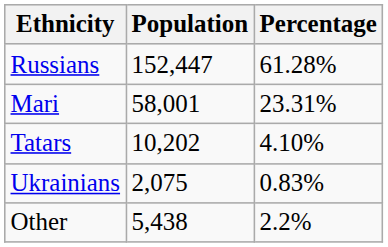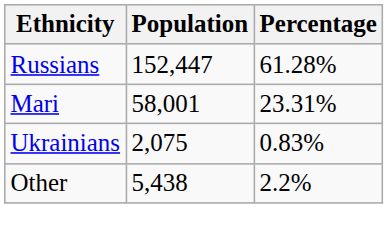- row: (41, 143)
